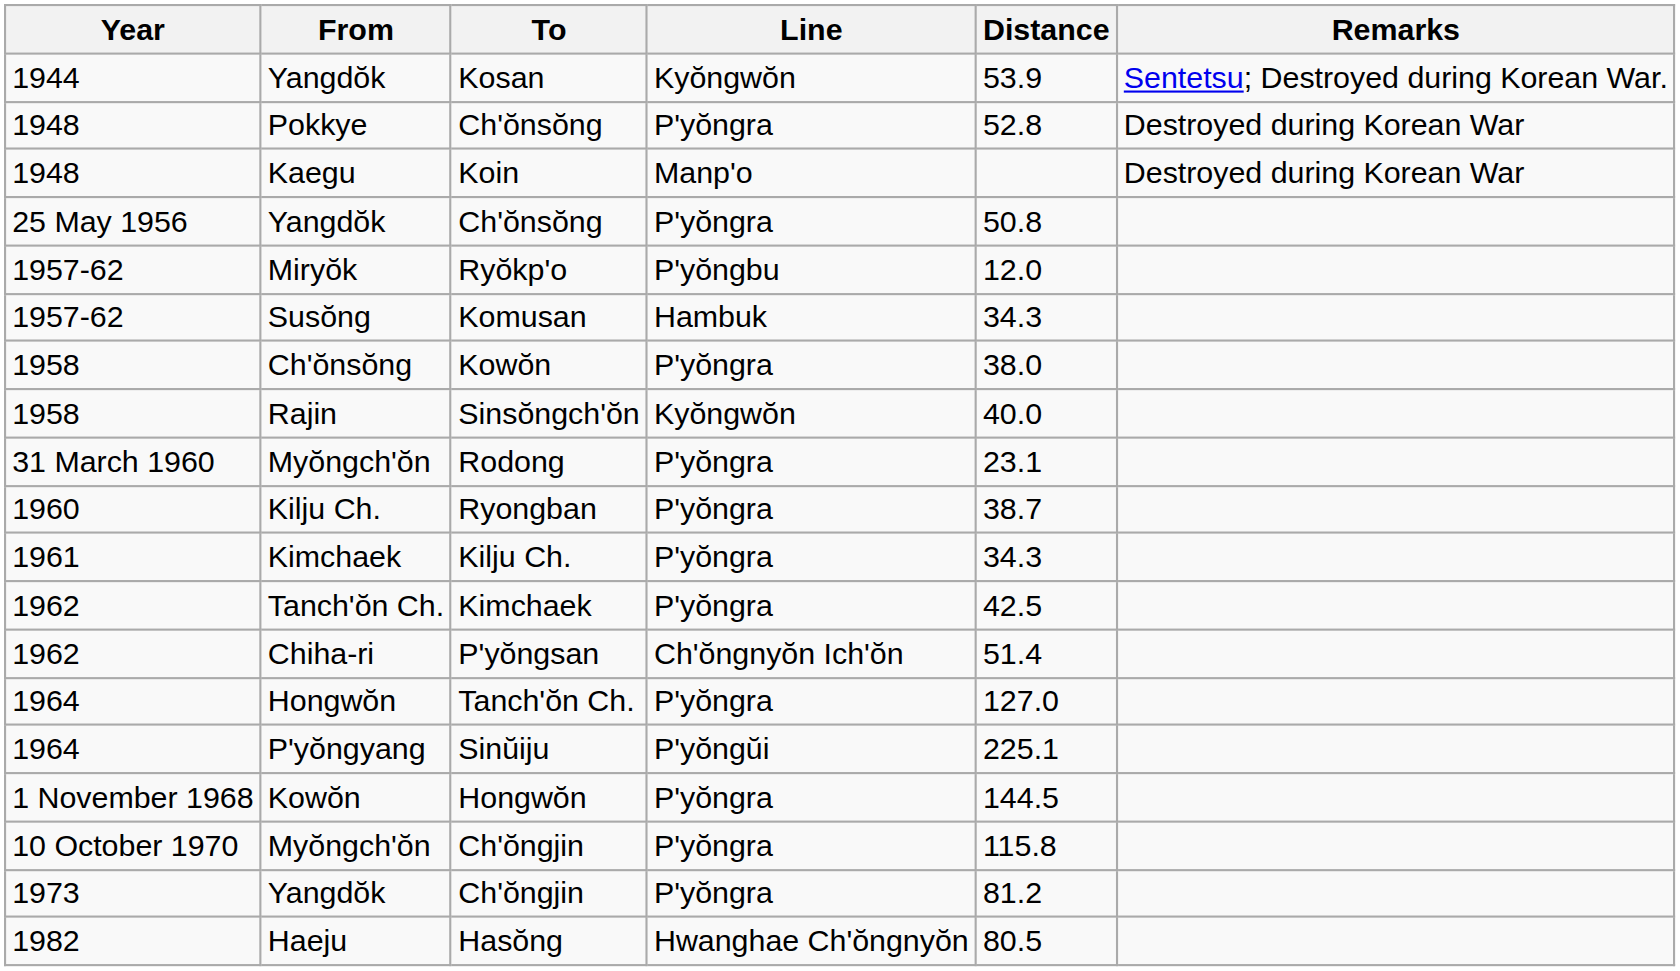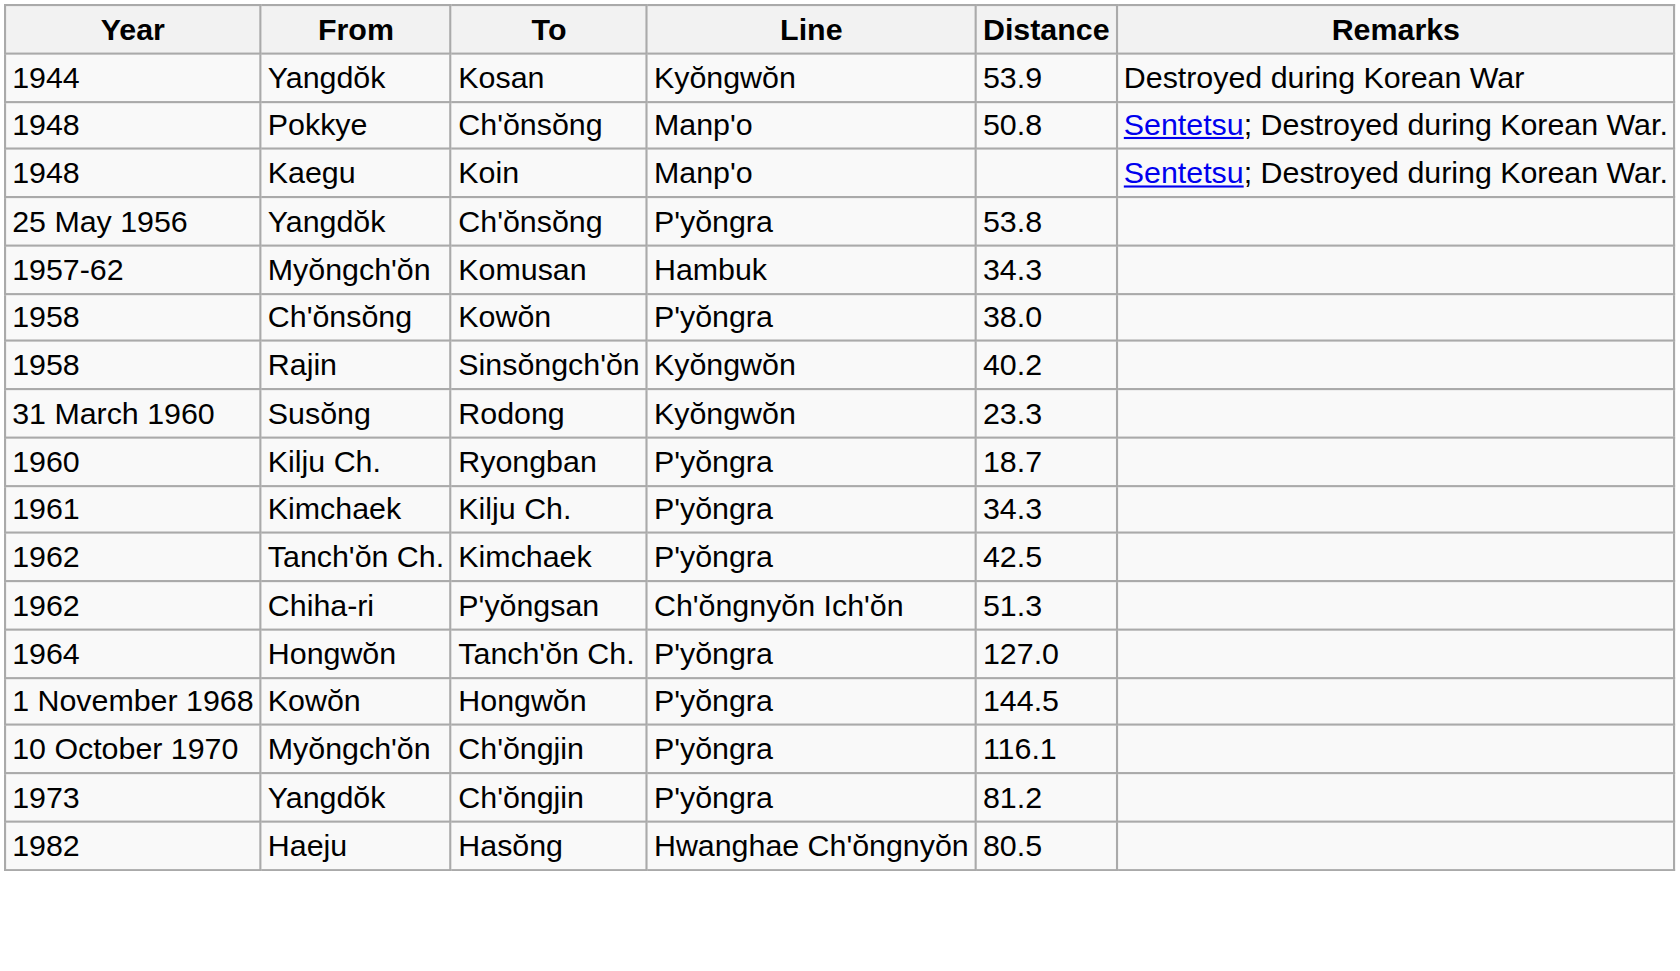(1396, 77) Sentetsu; Destroyed during Korean War. -> (1324, 77) Destroyed during Korean War
(713, 125) P'yŏngra -> (703, 125) Manp'o
(1013, 125) 52.8 -> (1013, 125) 50.8
(1324, 125) Destroyed during Korean War -> (1396, 125) Sentetsu; Destroyed during Korean War.
(1324, 173) Destroyed during Korean War -> (1396, 173) Sentetsu; Destroyed during Korean War.
(1013, 221) 50.8 -> (1013, 221) 53.8
- row: (68, 269)
(319, 317) Susŏng -> (349, 269) Myŏngch'ŏn
(1013, 413) 40.0 -> (1013, 365) 40.2
(349, 461) Myŏngch'ŏn -> (319, 413) Susŏng
(713, 461) P'yŏngra -> (725, 413) Kyŏngwŏn
(1013, 461) 23.1 -> (1013, 413) 23.3
(1013, 509) 38.7 -> (1013, 461) 18.7
(1013, 653) 51.4 -> (1013, 605) 51.3
- row: (46, 749)
(1020, 845) 115.8 -> (1020, 749) 116.1
